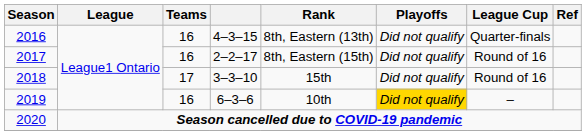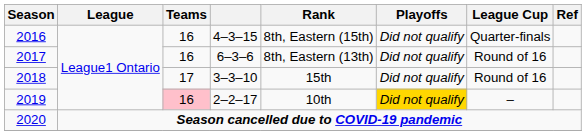(319, 36) 8th, Eastern (13th) -> (319, 36) 8th, Eastern (15th)
(235, 57) 2–2–17 -> (235, 57) 6–3–6
(319, 57) 8th, Eastern (15th) -> (319, 57) 8th, Eastern (13th)
(186, 99) no background -> (186, 99) pink background
(235, 99) 6–3–6 -> (235, 99) 2–2–17
